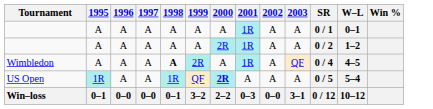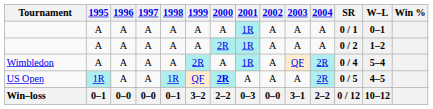+ column: (322, 13)
(173, 63) bold -> (173, 63) normal
(353, 63) 4–5 -> (377, 63) 5–4
(353, 79) 5–4 -> (377, 79) 4–5
